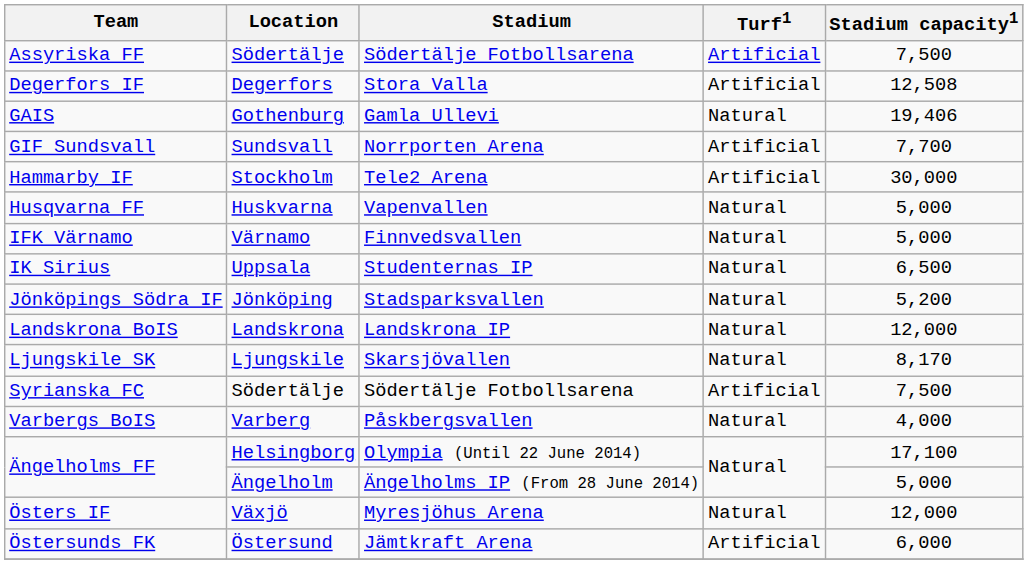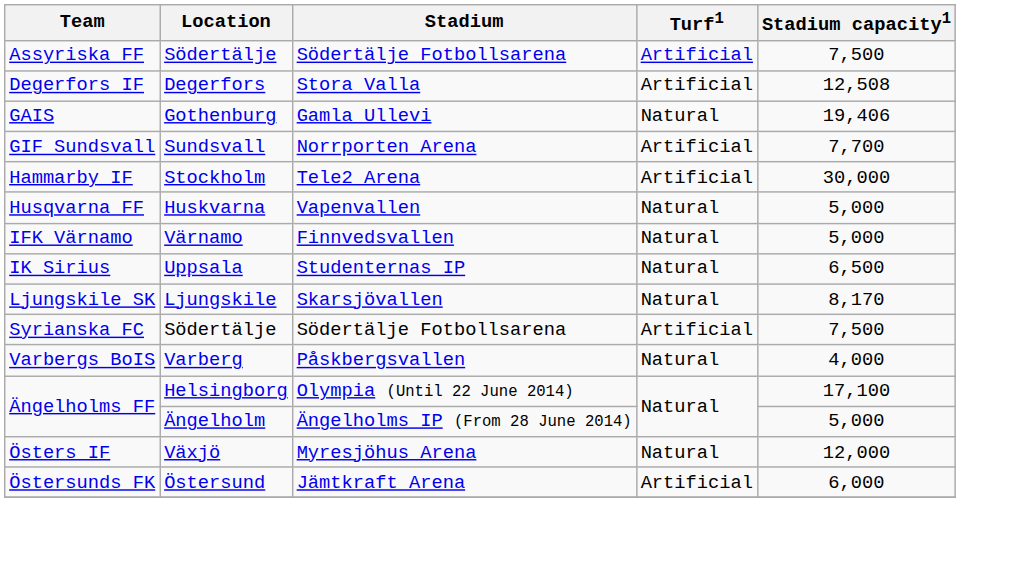- row: (116, 299)
- row: (93, 330)
